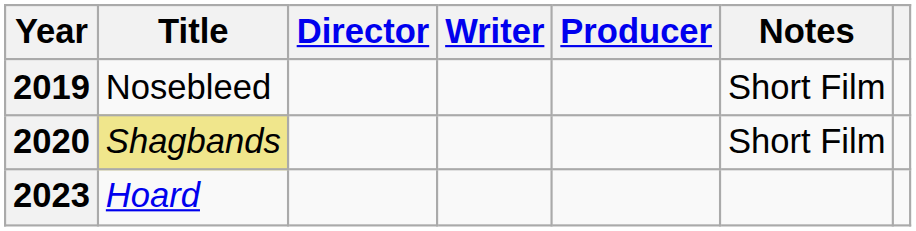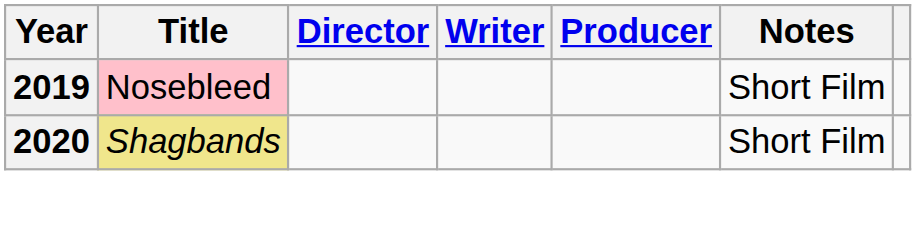(188, 86) no background -> (188, 86) pink background
- row: (51, 196)
